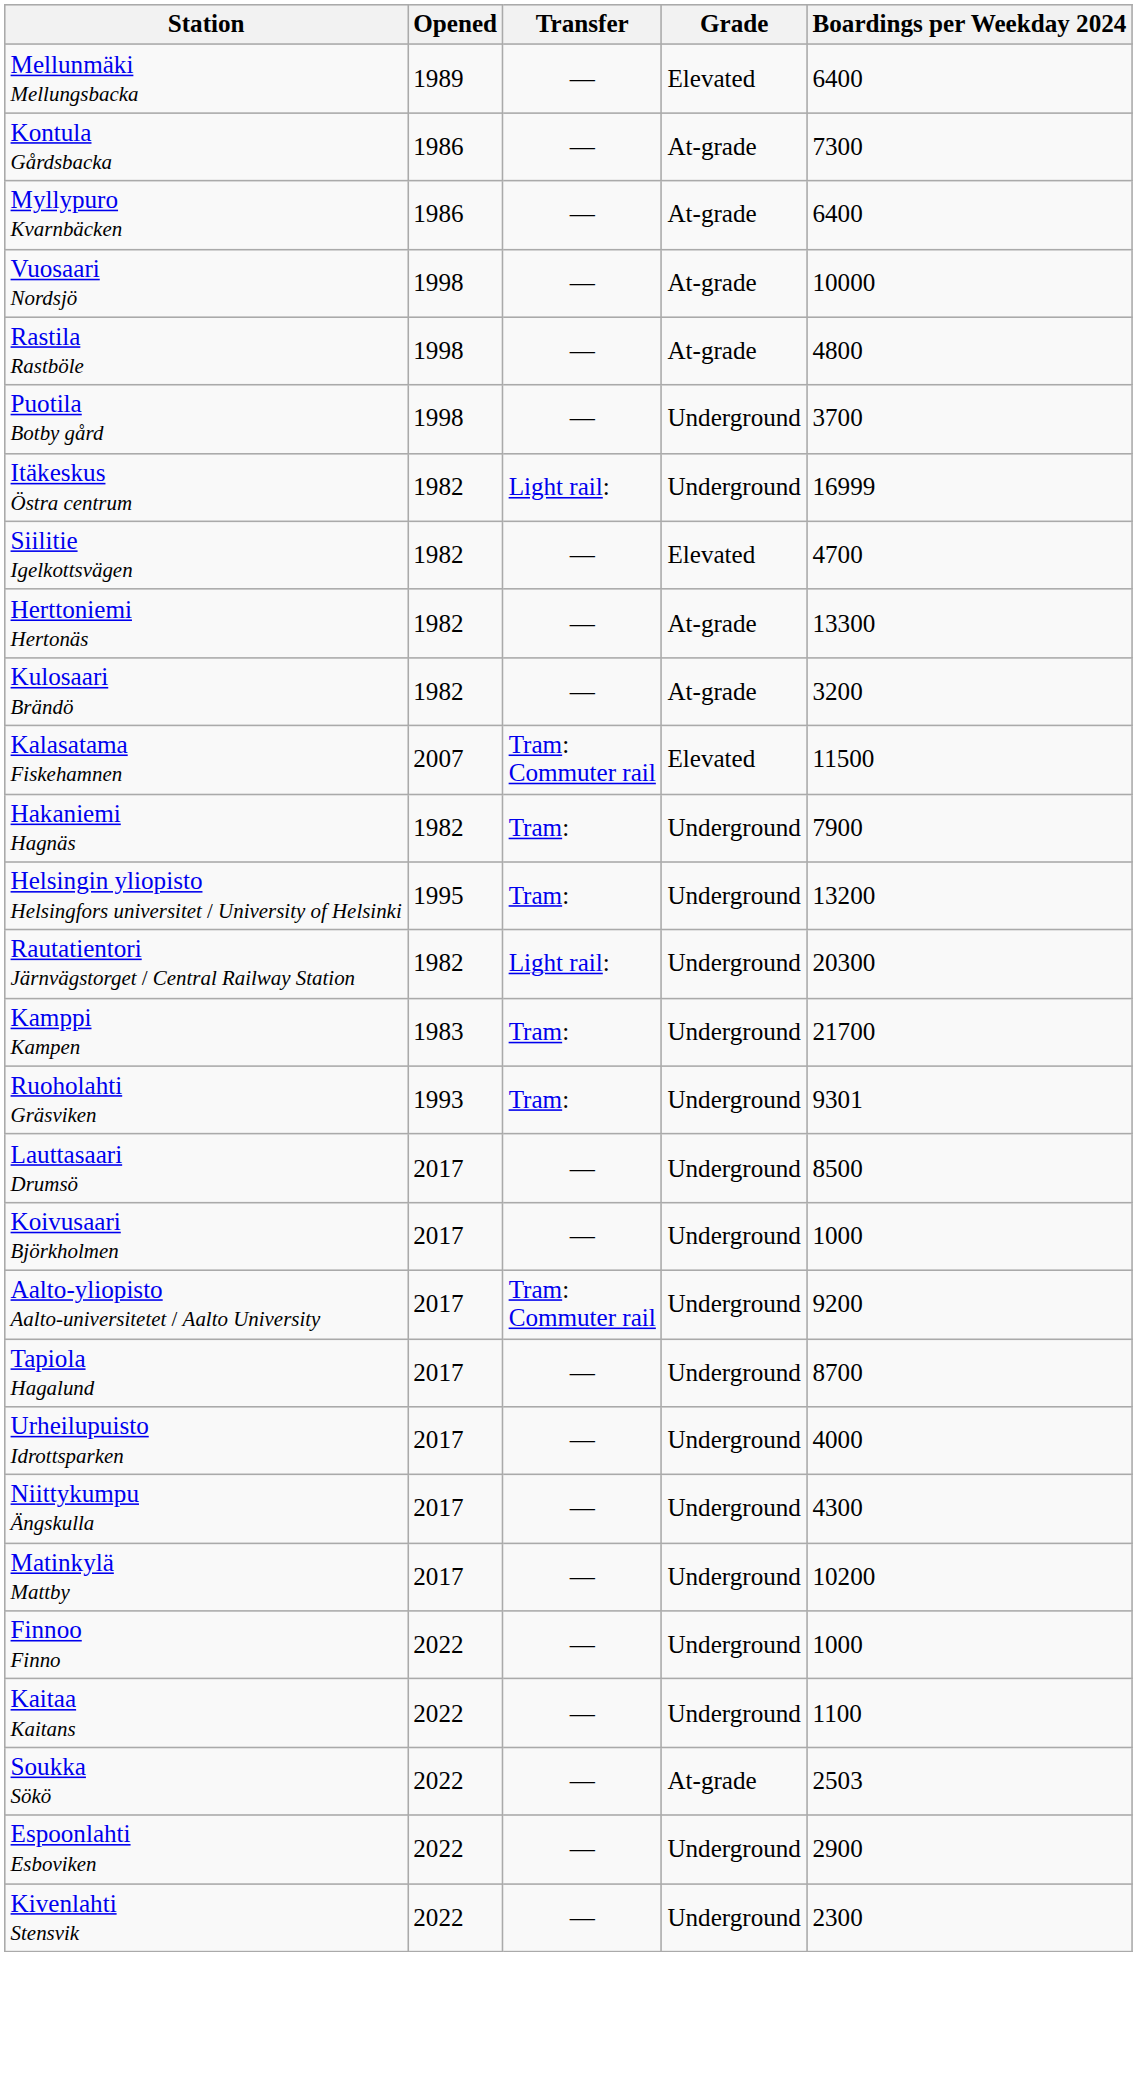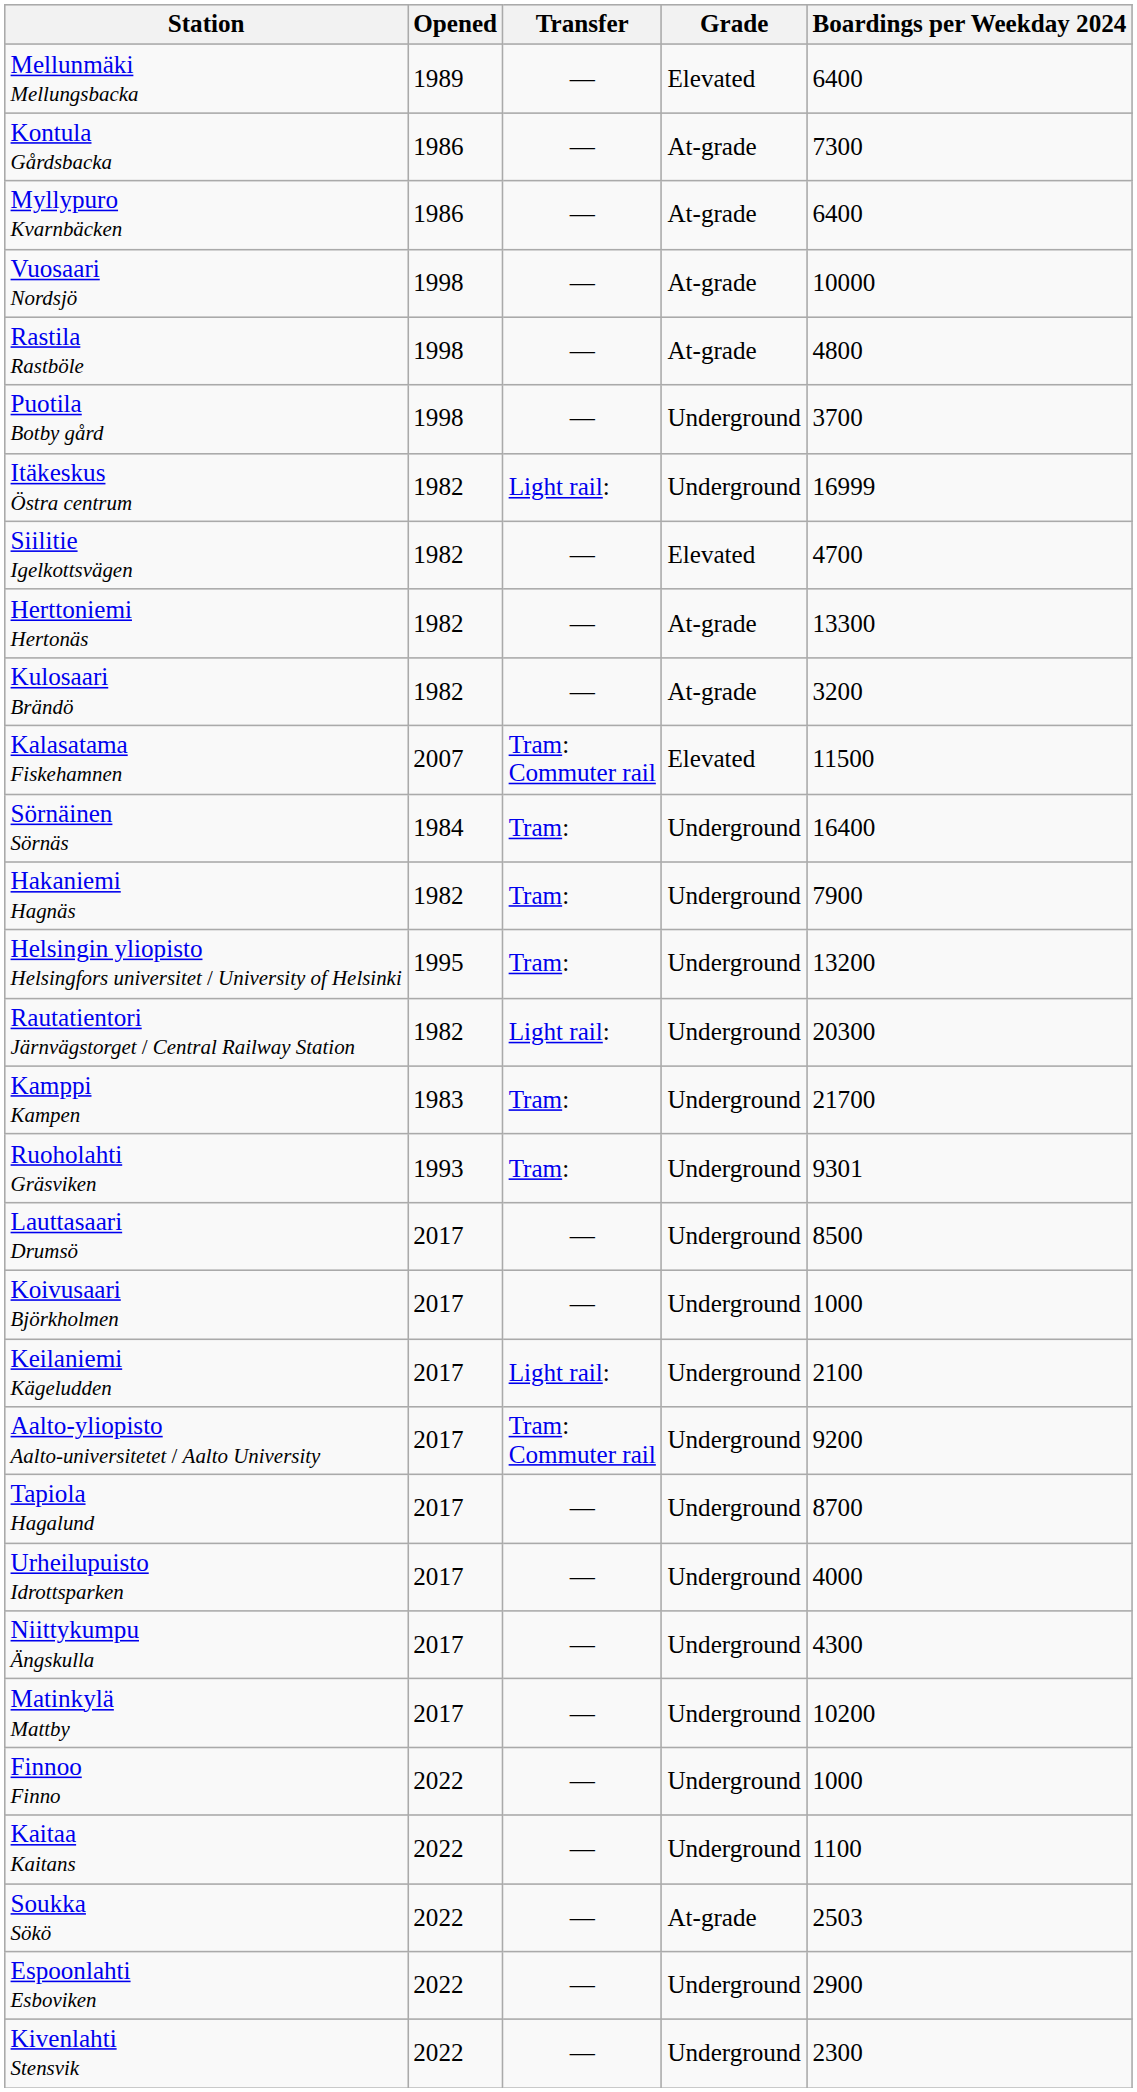+ row: (62, 827)
+ row: (66, 1372)
